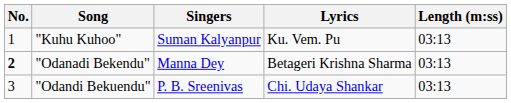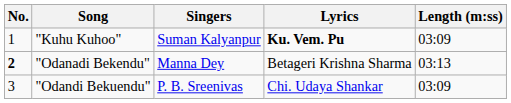(304, 40) normal -> (306, 40) bold
(435, 40) 03:13 -> (435, 40) 03:09
(435, 87) 03:13 -> (435, 87) 03:09
